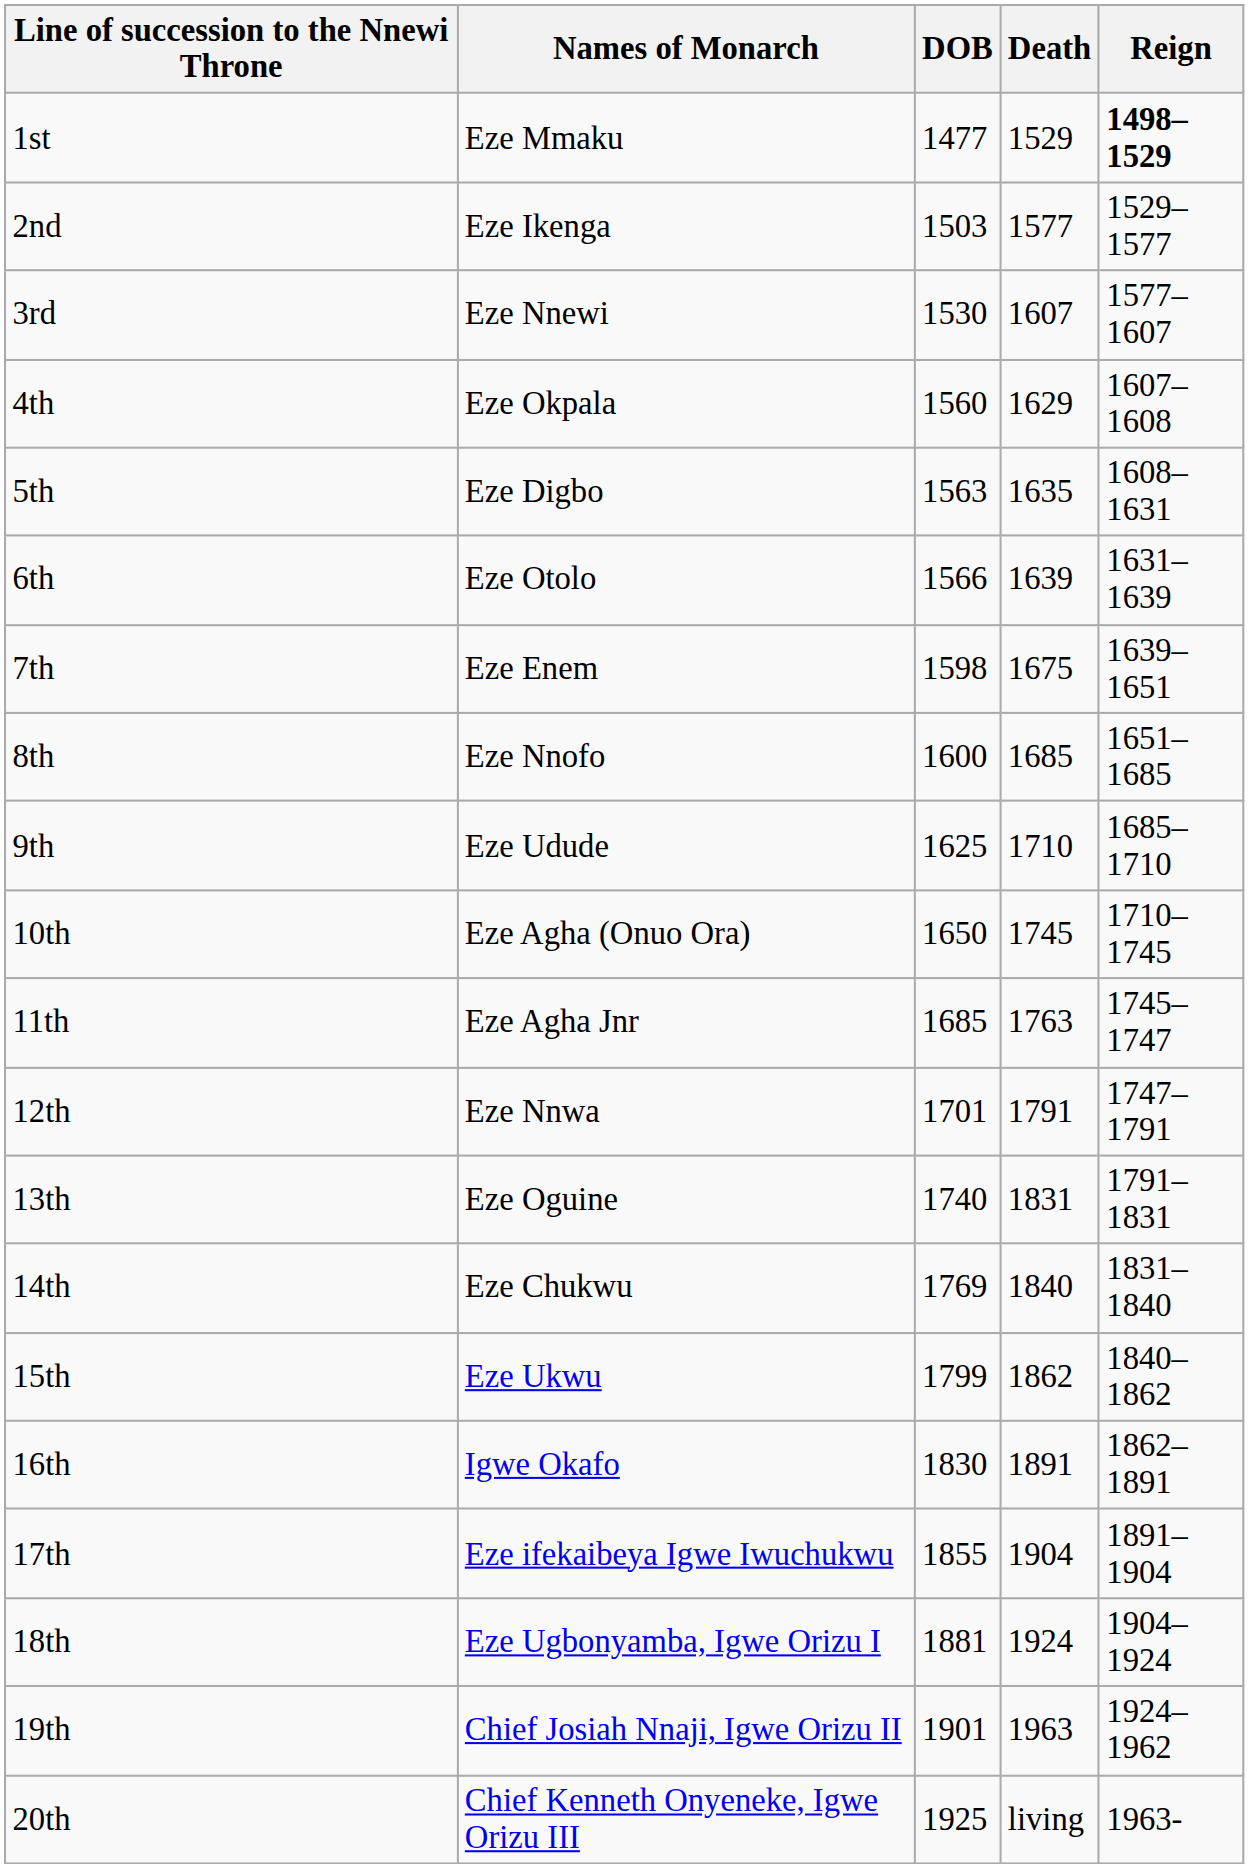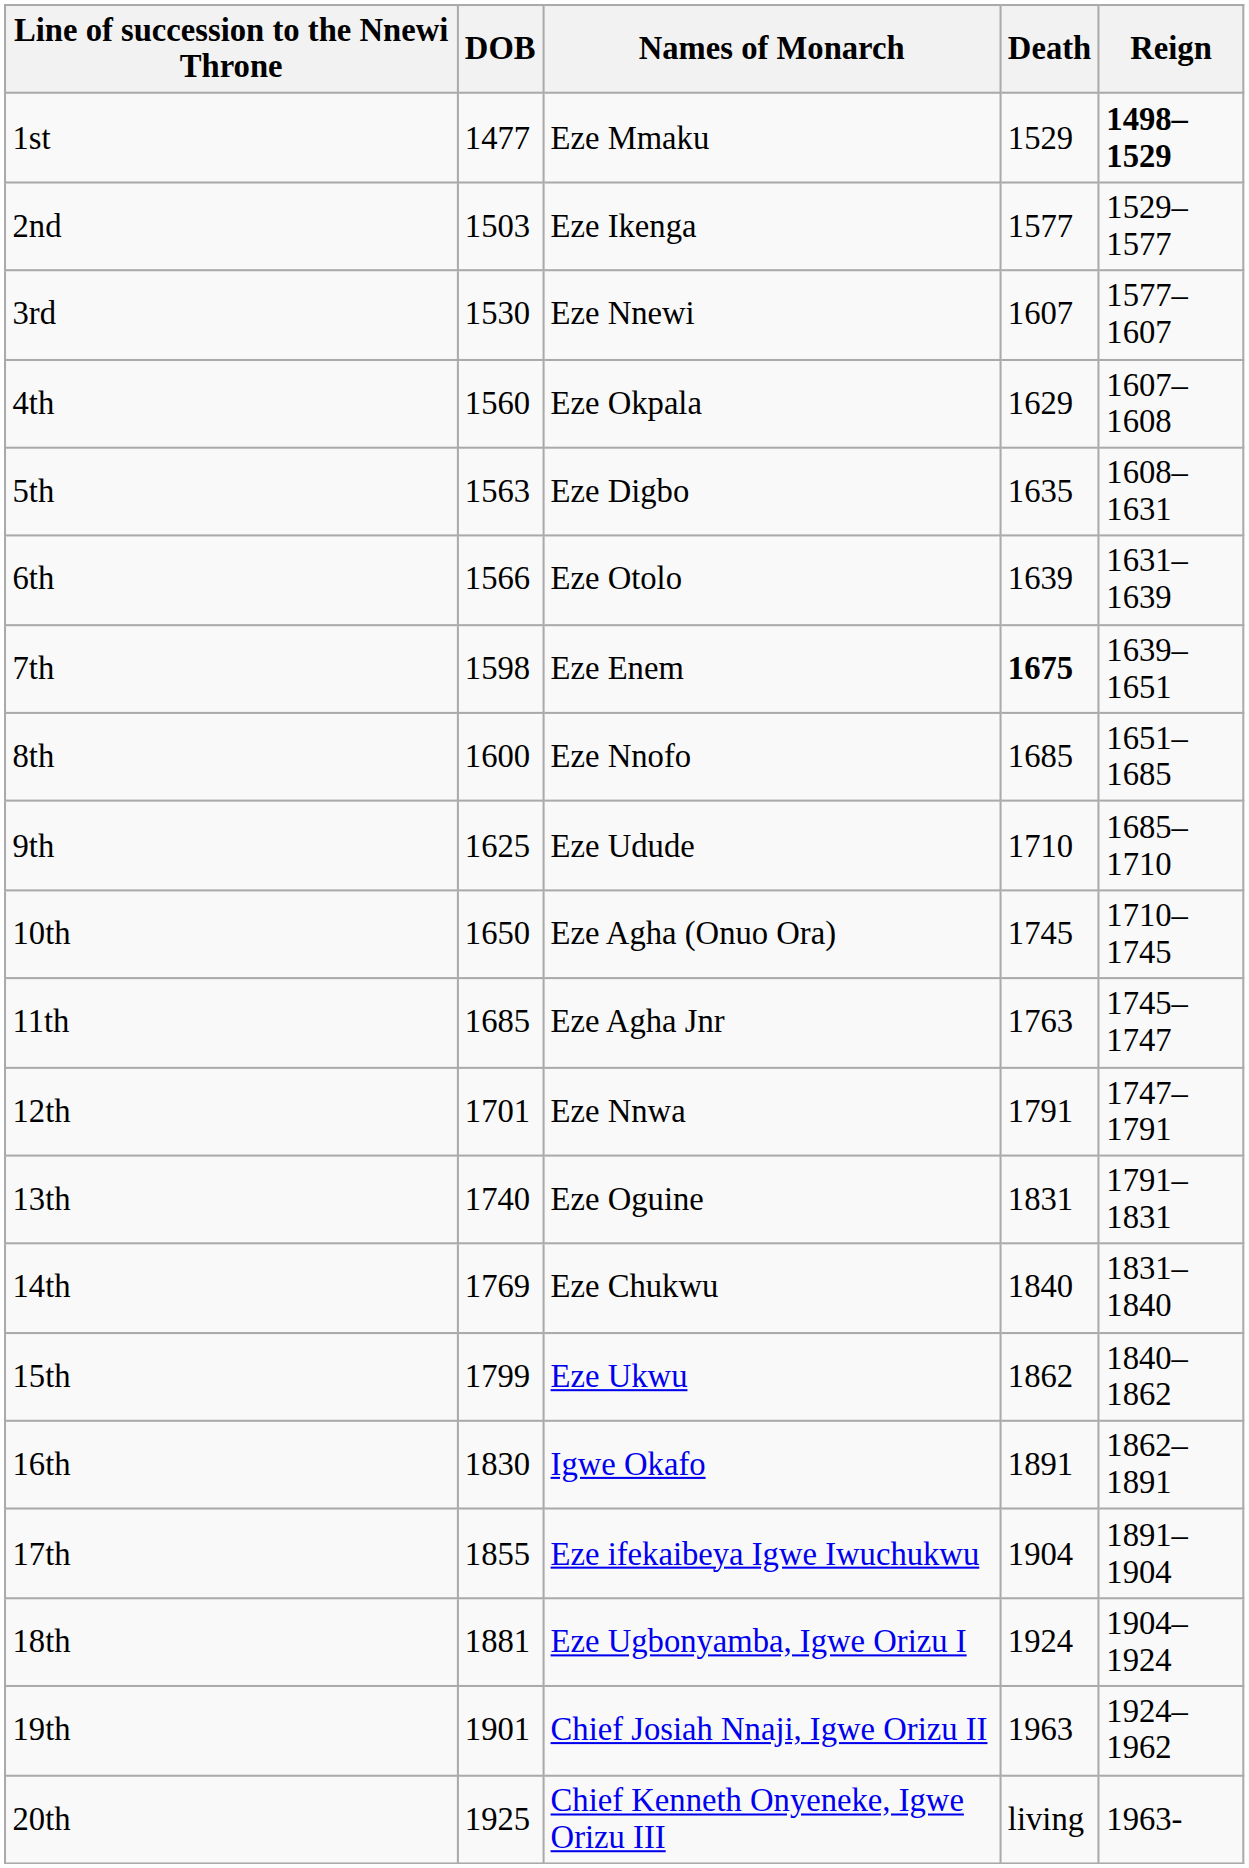columns swapped: (686, 48) <-> (957, 48)
(1041, 668) normal -> (1041, 668) bold
